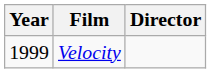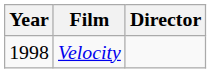(29, 51) 1999 -> (29, 51) 1998
